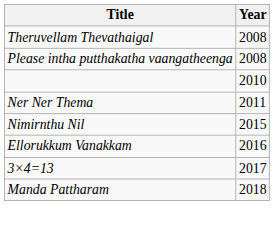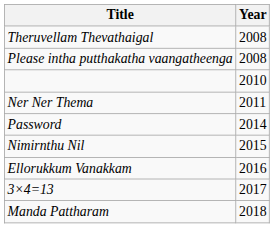+ row: (34, 124)
